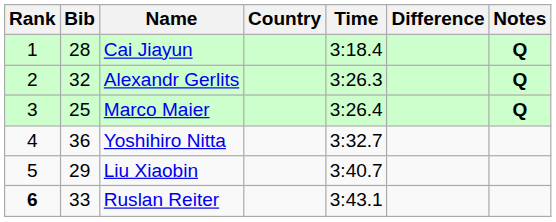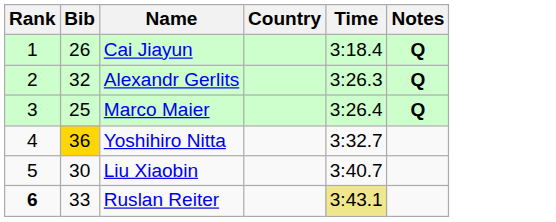- column: (438, 19)
(80, 49) 28 -> (80, 49) 26
(80, 140) no background -> (80, 140) gold background
(80, 170) 29 -> (80, 170) 30
(356, 200) no background -> (356, 200) khaki background
